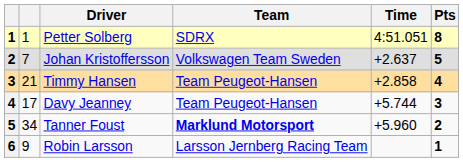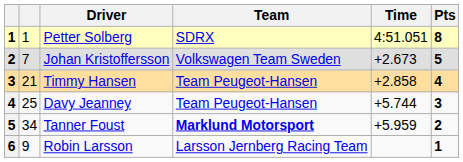(395, 59) +2.637 -> (395, 59) +2.673
(29, 103) 17 -> (29, 103) 25
(395, 125) +5.960 -> (395, 125) +5.959
